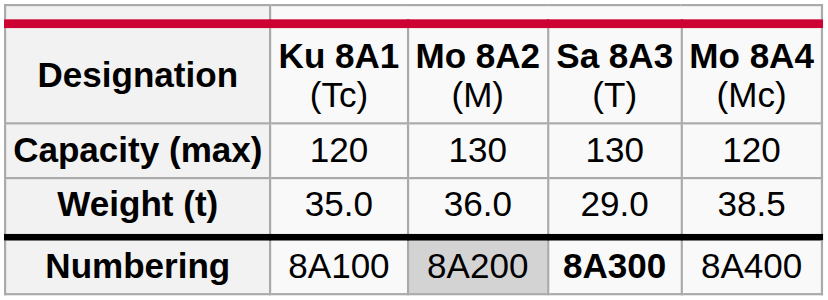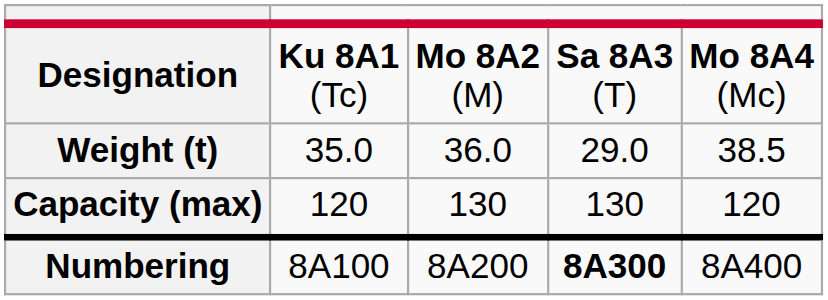rows swapped: (138, 205) <-> (138, 149)
(478, 265) lightgrey background -> (478, 265) no background
